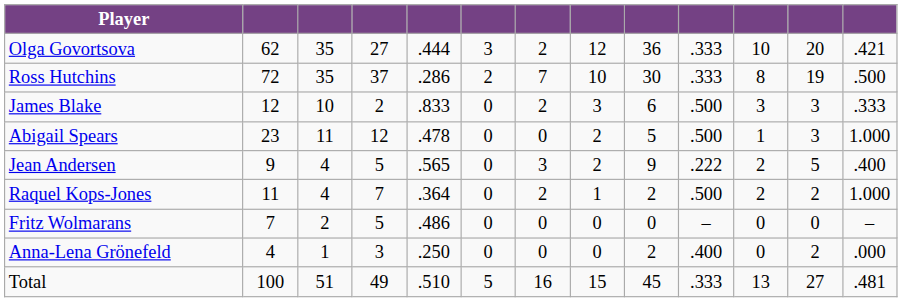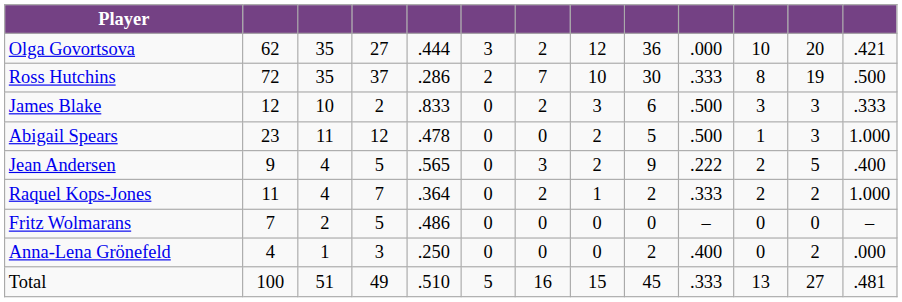(706, 48) .333 -> (706, 48) .000
(706, 194) .500 -> (706, 194) .333
